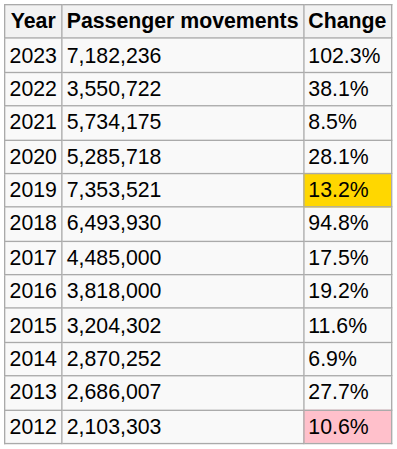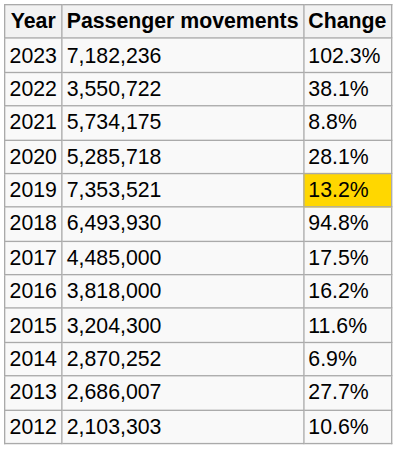(333, 122) 8.5% -> (333, 122) 8.8%
(339, 291) 19.2% -> (339, 291) 16.2%
(114, 325) 3,204,302 -> (114, 325) 3,204,300
(339, 426) pink background -> (339, 426) no background
